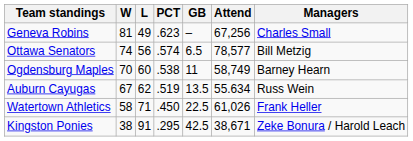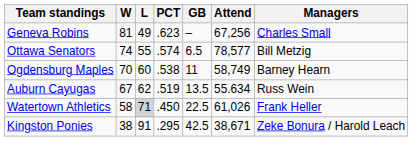(144, 51) 56 -> (144, 51) 55
(144, 107) no background -> (144, 107) lightgrey background
